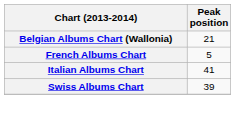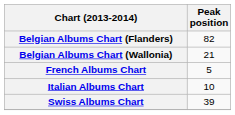+ row: (96, 39)
(209, 70) 41 -> (209, 86) 10
